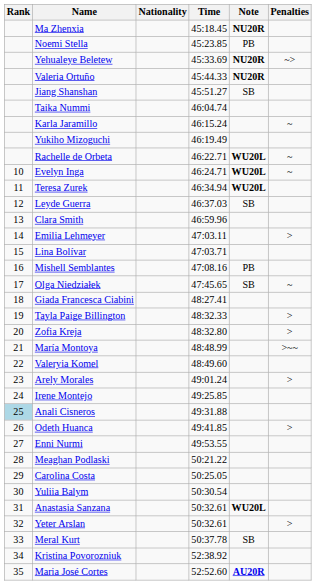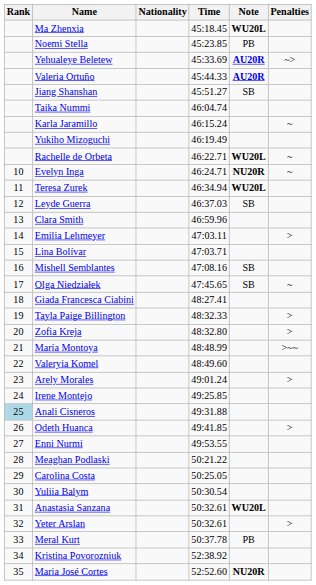(249, 28) NU20R -> (249, 28) WU20L
(249, 60) NU20R -> (249, 60) AU20R
(249, 76) NU20R -> (249, 76) AU20R
(249, 172) WU20L -> (249, 172) NU20R
(249, 268) PB -> (249, 268) SB
(249, 540) SB -> (249, 540) PB
(249, 572) AU20R -> (249, 572) NU20R
